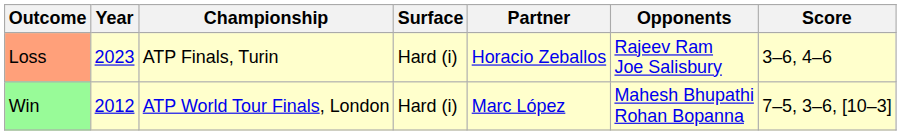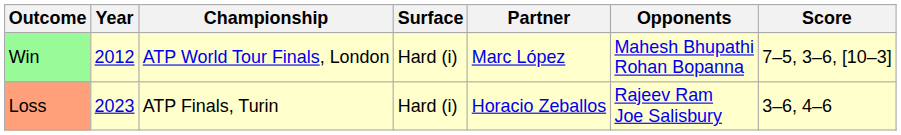rows swapped: (24, 105) <-> (28, 57)
